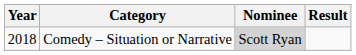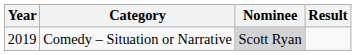(22, 38) 2018 -> (22, 38) 2019
